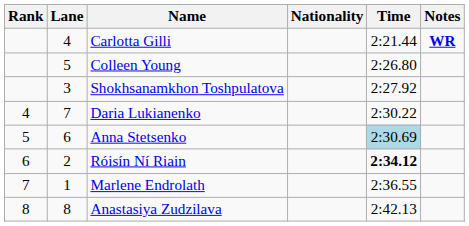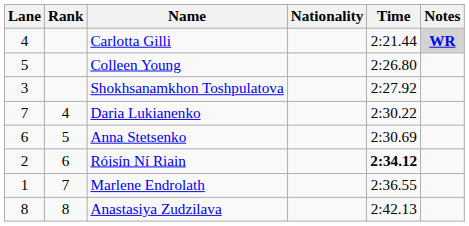columns swapped: (26, 16) <-> (67, 16)
(442, 40) no background -> (442, 40) lightgrey background
(394, 137) lightblue background -> (394, 137) no background
